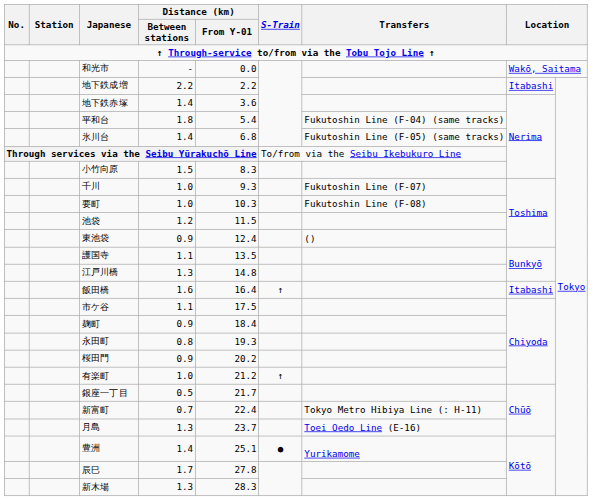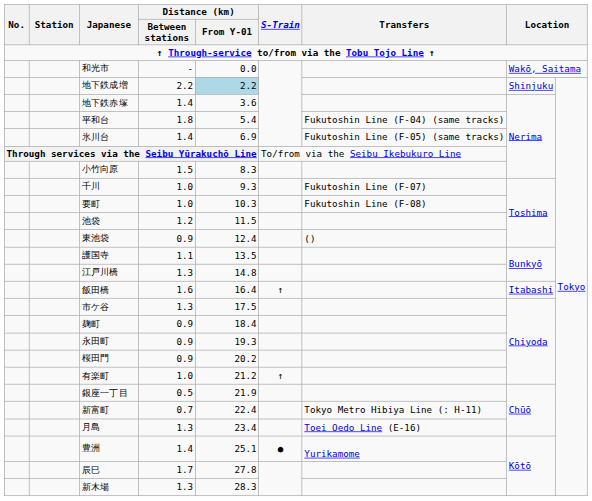(248, 86) no background -> (248, 86) lightblue background
(531, 86) Itabashi -> (531, 86) Shinjuku
(248, 137) 6.8 -> (248, 137) 6.9
(185, 307) 1.1 -> (185, 307) 1.3
(185, 341) 0.8 -> (185, 341) 0.9
(246, 393) 21.7 -> (246, 393) 21.9
(246, 427) 23.7 -> (246, 427) 23.4
